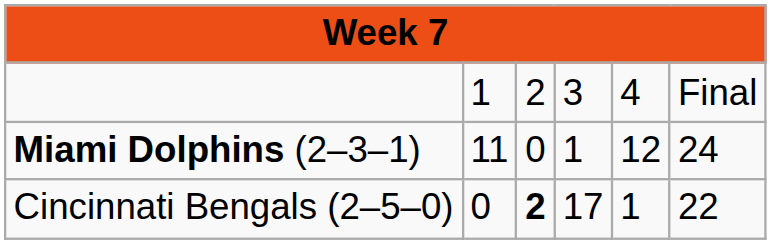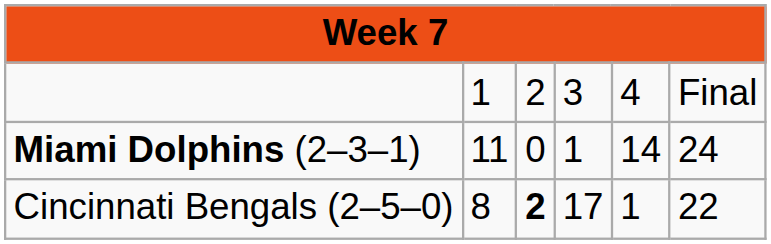(641, 149) 12 -> (641, 149) 14
(481, 207) 0 -> (481, 207) 8
